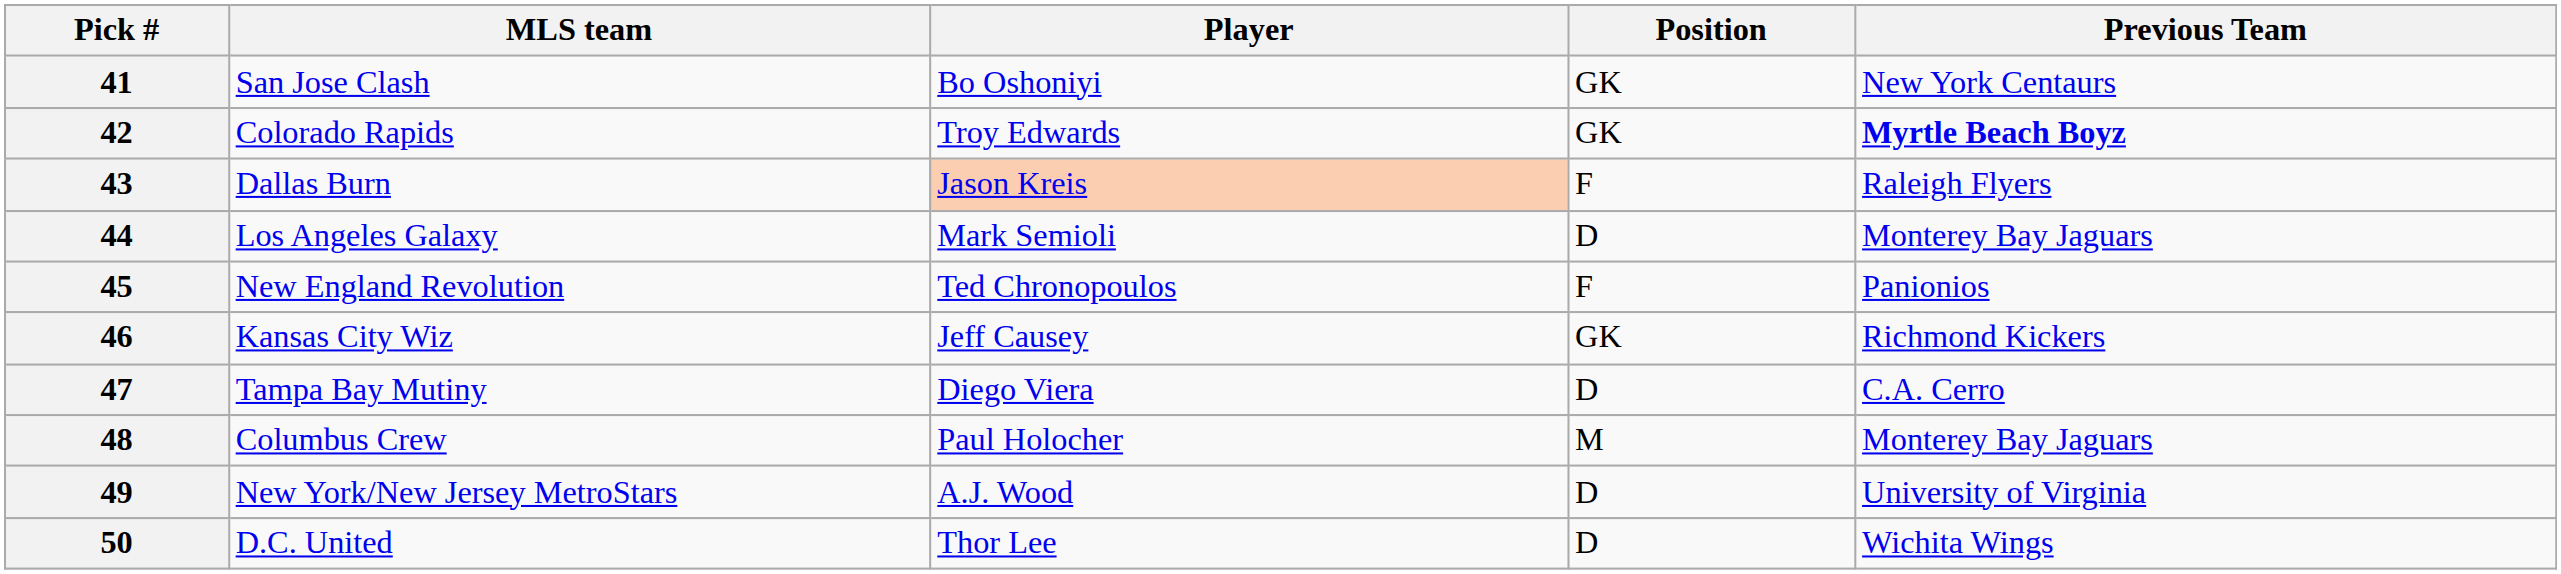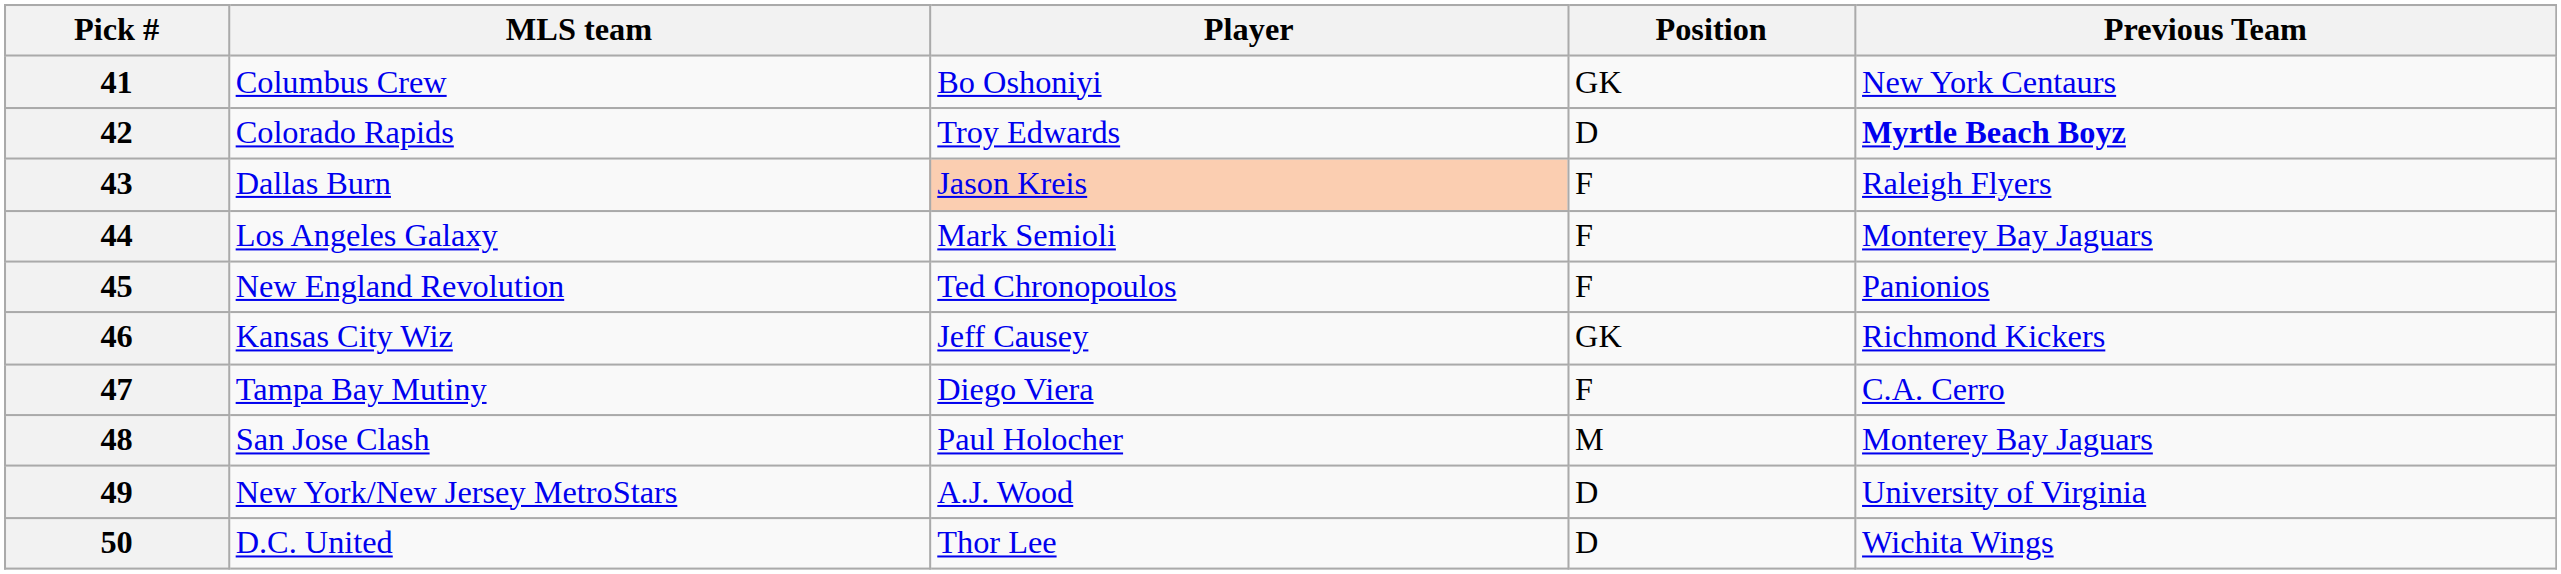(333, 81) San Jose Clash -> (341, 81) Columbus Crew
(1598, 132) GK -> (1587, 132) D
(1587, 235) D -> (1584, 235) F
(1587, 388) D -> (1584, 388) F
(341, 440) Columbus Crew -> (333, 440) San Jose Clash
